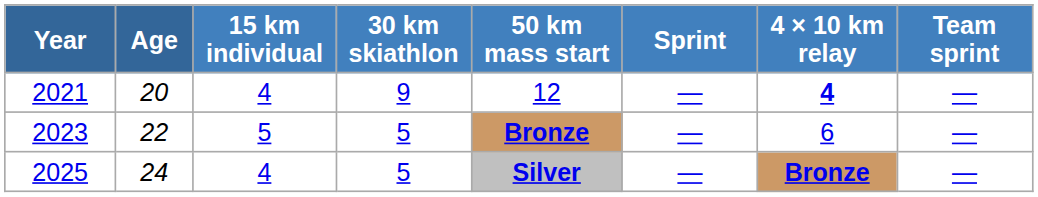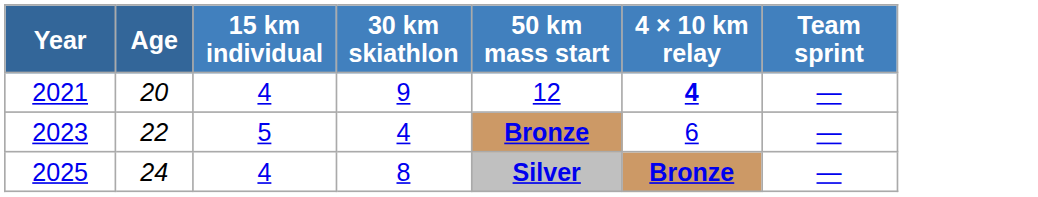- column: (690, 39)
(403, 132) 5 -> (403, 132) 4
(403, 172) 5 -> (403, 172) 8
